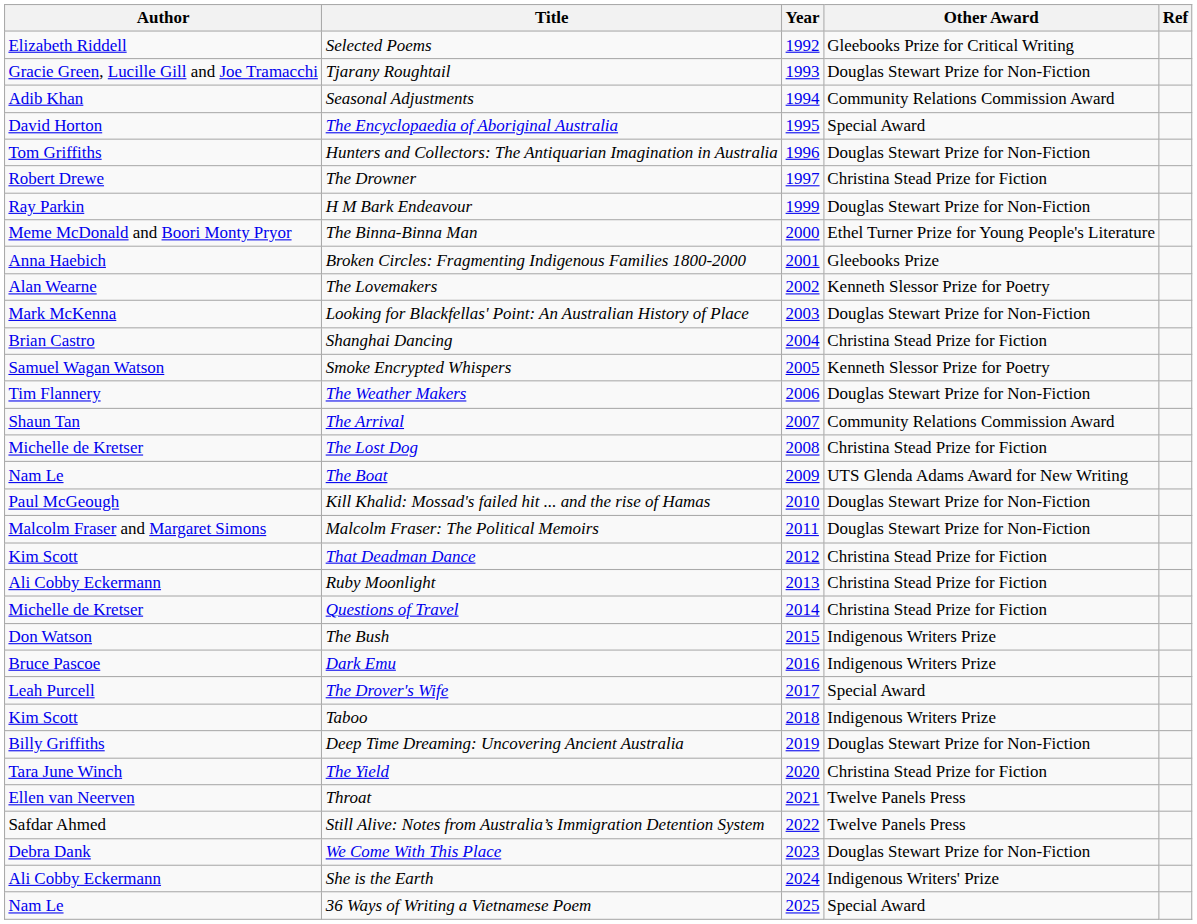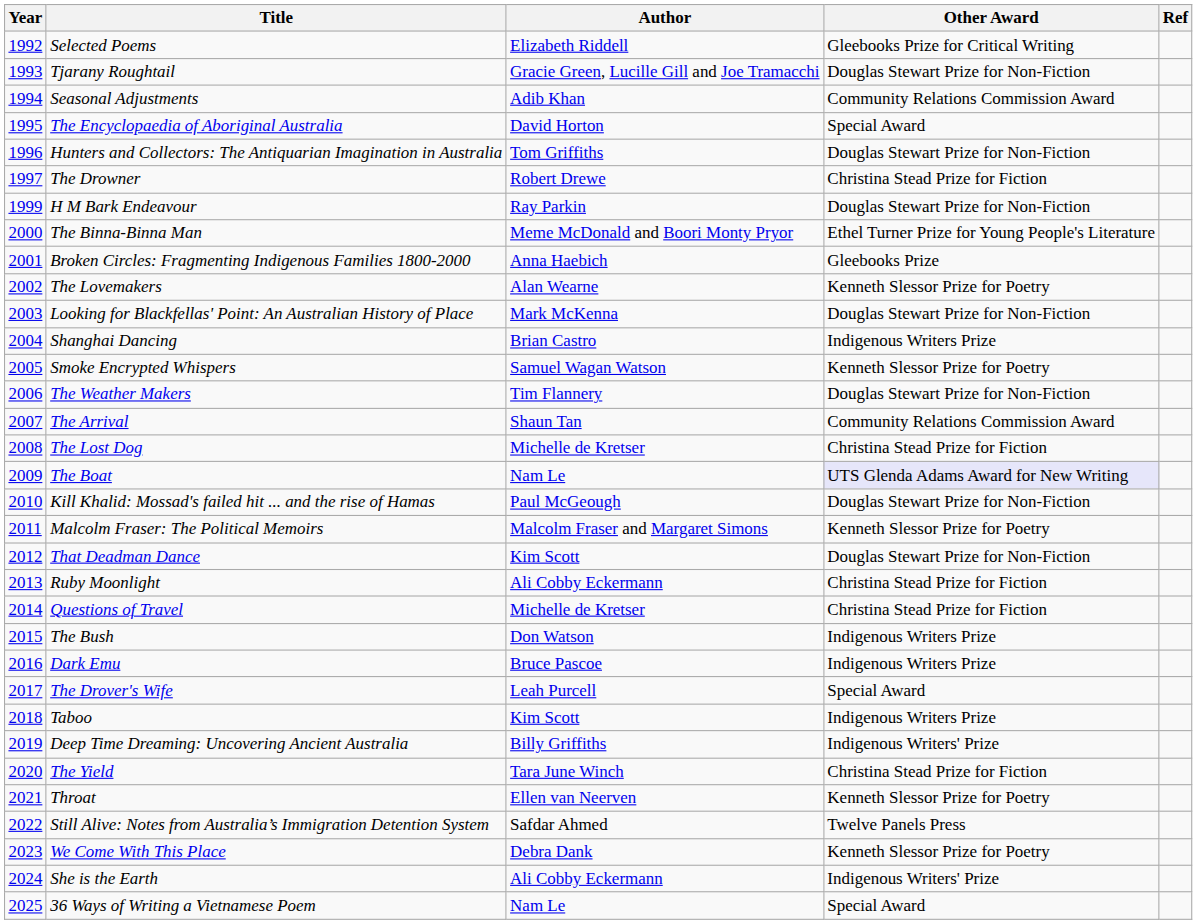columns swapped: (803, 17) <-> (163, 17)
(937, 340) Christina Stead Prize for Fiction -> (912, 340) Indigenous Writers Prize
(978, 475) no background -> (978, 475) lavender background
(959, 529) Douglas Stewart Prize for Non-Fiction -> (939, 529) Kenneth Slessor Prize for Poetry
(937, 555) Christina Stead Prize for Fiction -> (959, 555) Douglas Stewart Prize for Non-Fiction
(959, 744) Douglas Stewart Prize for Non-Fiction -> (913, 744) Indigenous Writers' Prize
(896, 797) Twelve Panels Press -> (939, 797) Kenneth Slessor Prize for Poetry
(959, 851) Douglas Stewart Prize for Non-Fiction -> (939, 851) Kenneth Slessor Prize for Poetry
